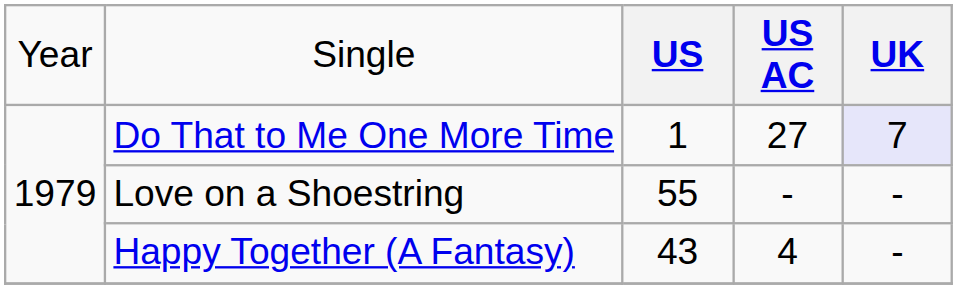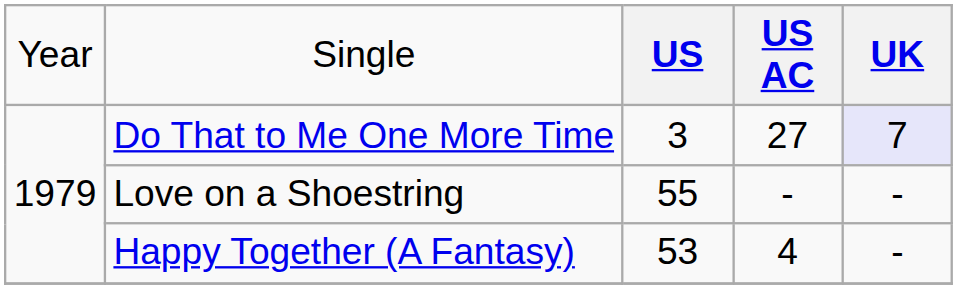(678, 134) 1 -> (678, 134) 3
(678, 252) 43 -> (678, 252) 53
